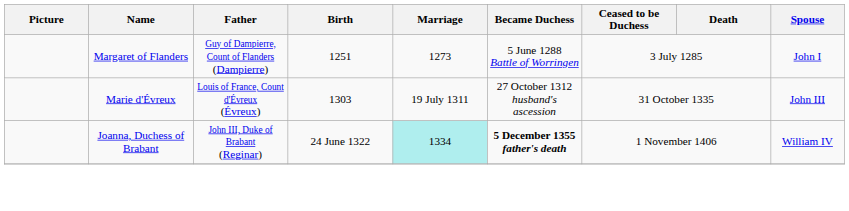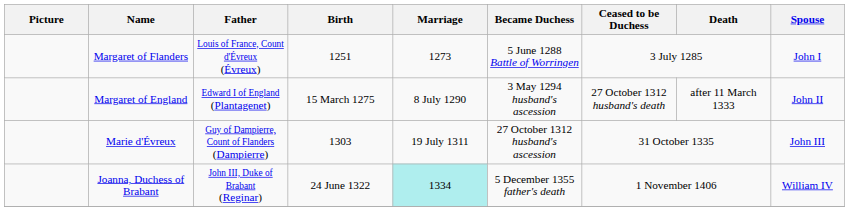(241, 57) Guy of Dampierre, Count of Flanders (Dampierre) -> (241, 57) Louis of France, Count d'Évreux (Évreux)
+ row: (141, 99)
(241, 100) Louis of France, Count d'Évreux (Évreux) -> (241, 142) Guy of Dampierre, Count of Flanders (Dampierre)
(534, 142) bold -> (534, 185) normal
